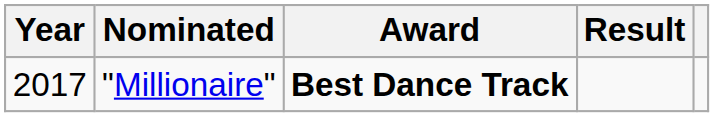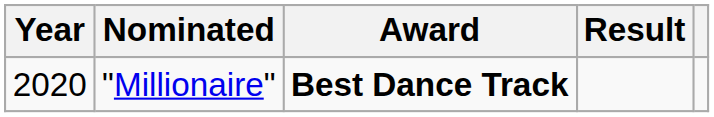(50, 83) 2017 -> (50, 83) 2020
